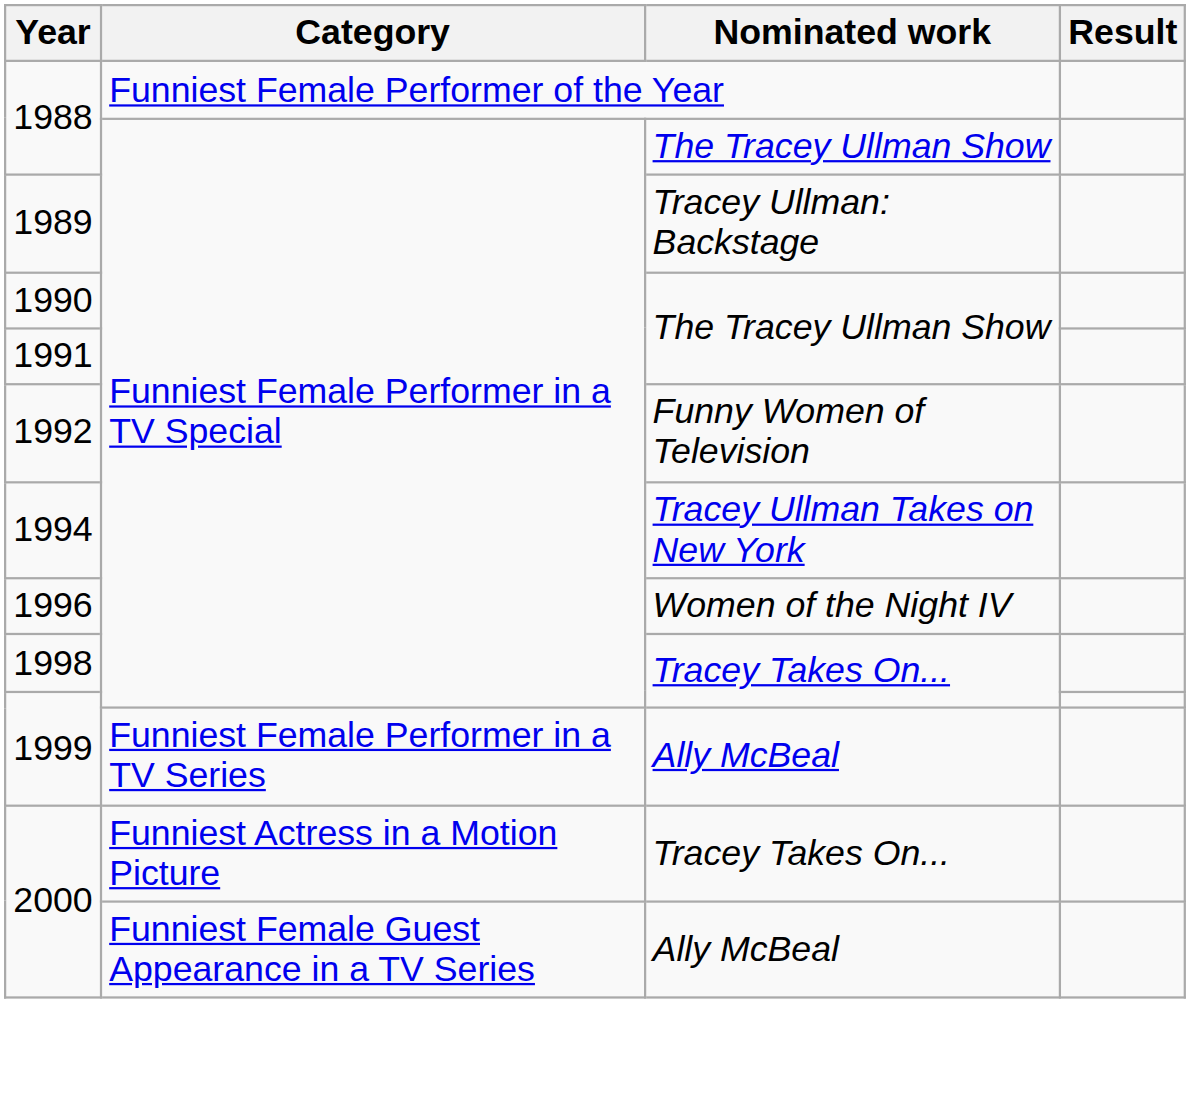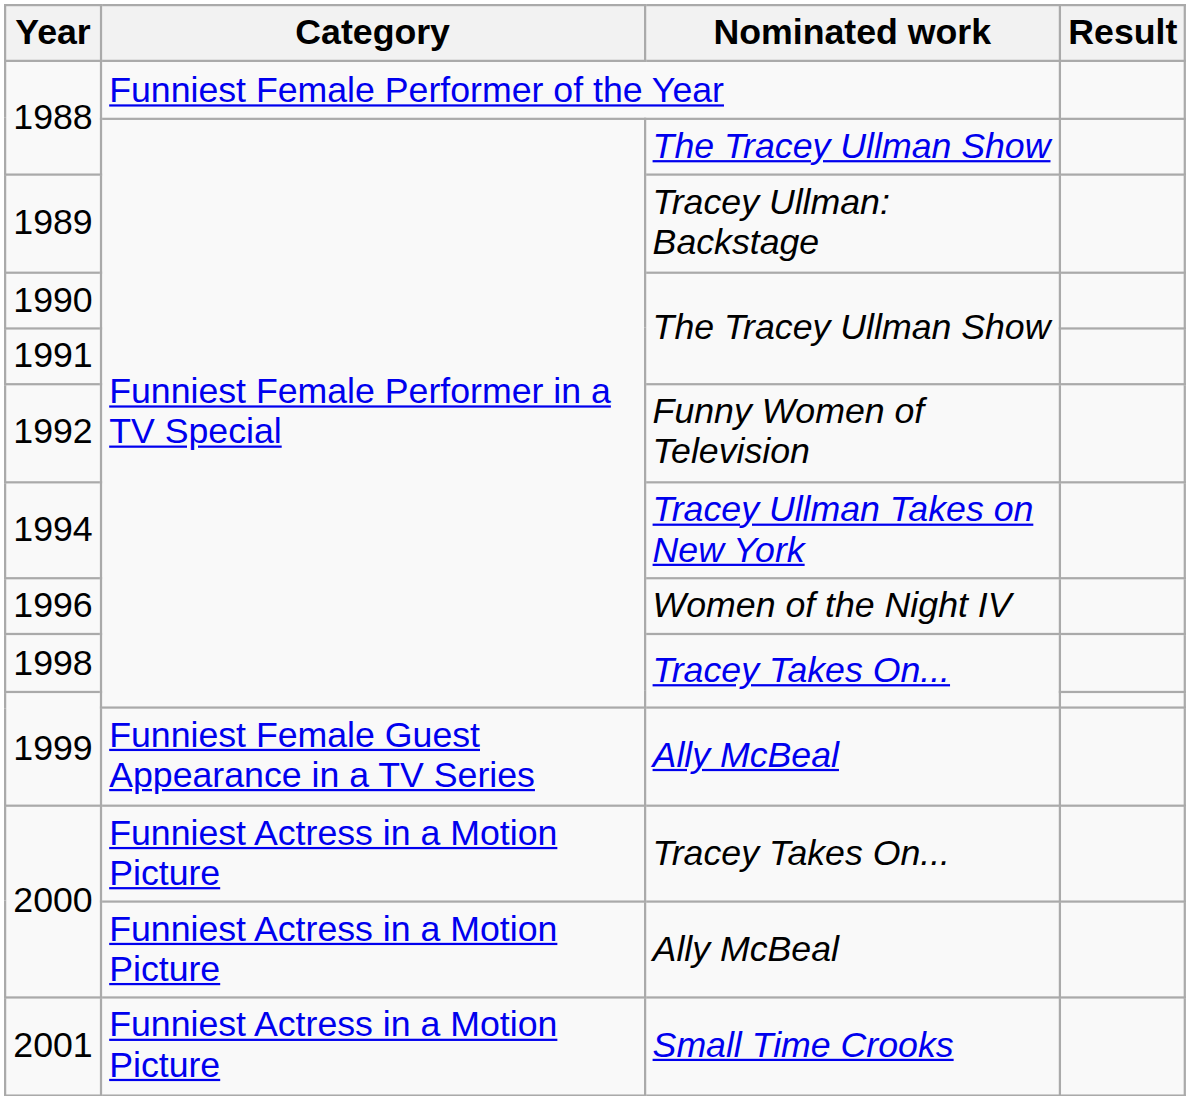(360, 755) Funniest Female Performer in a TV Series -> (322, 755) Funniest Female Guest Appearance in a TV Series
(322, 949) Funniest Female Guest Appearance in a TV Series -> (333, 949) Funniest Actress in a Motion Picture
+ row: (53, 1045)
